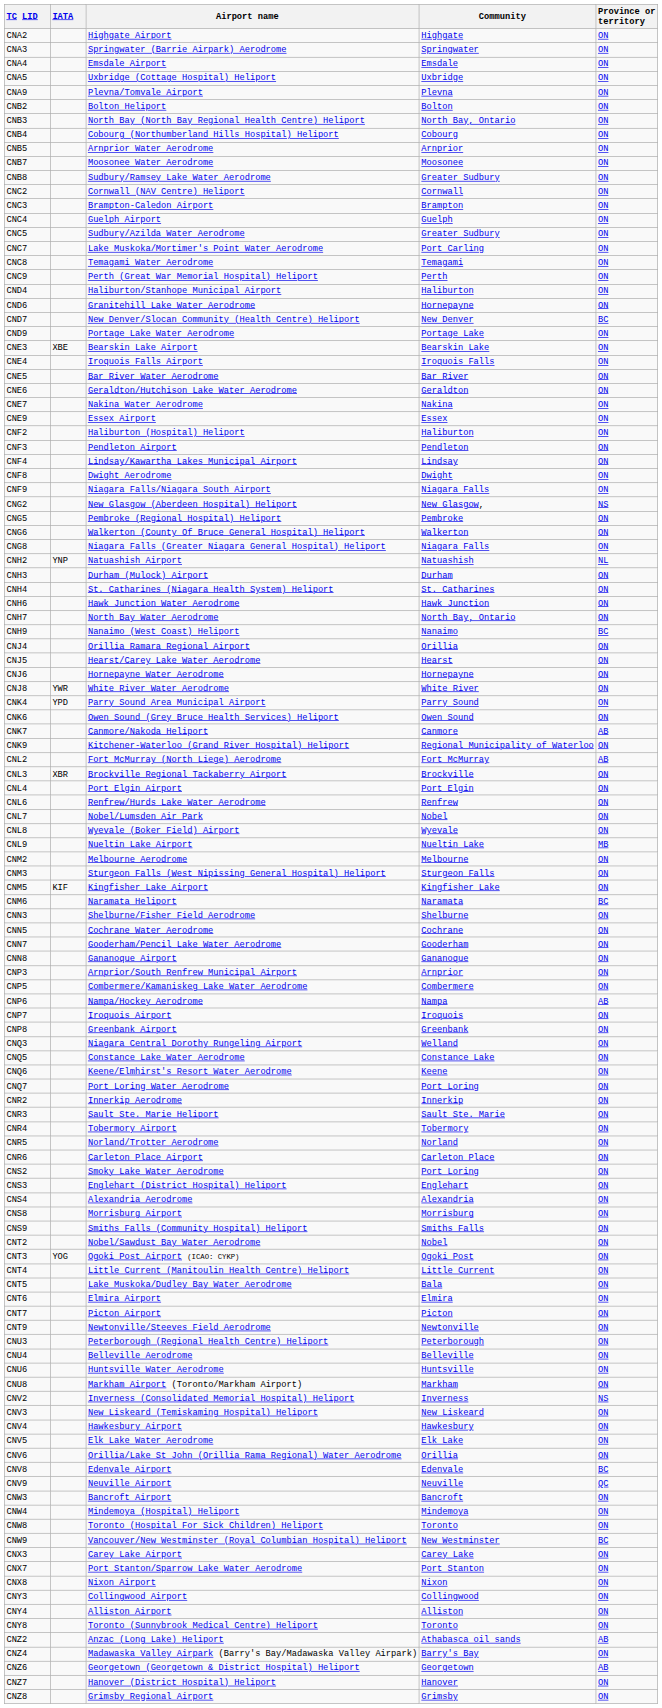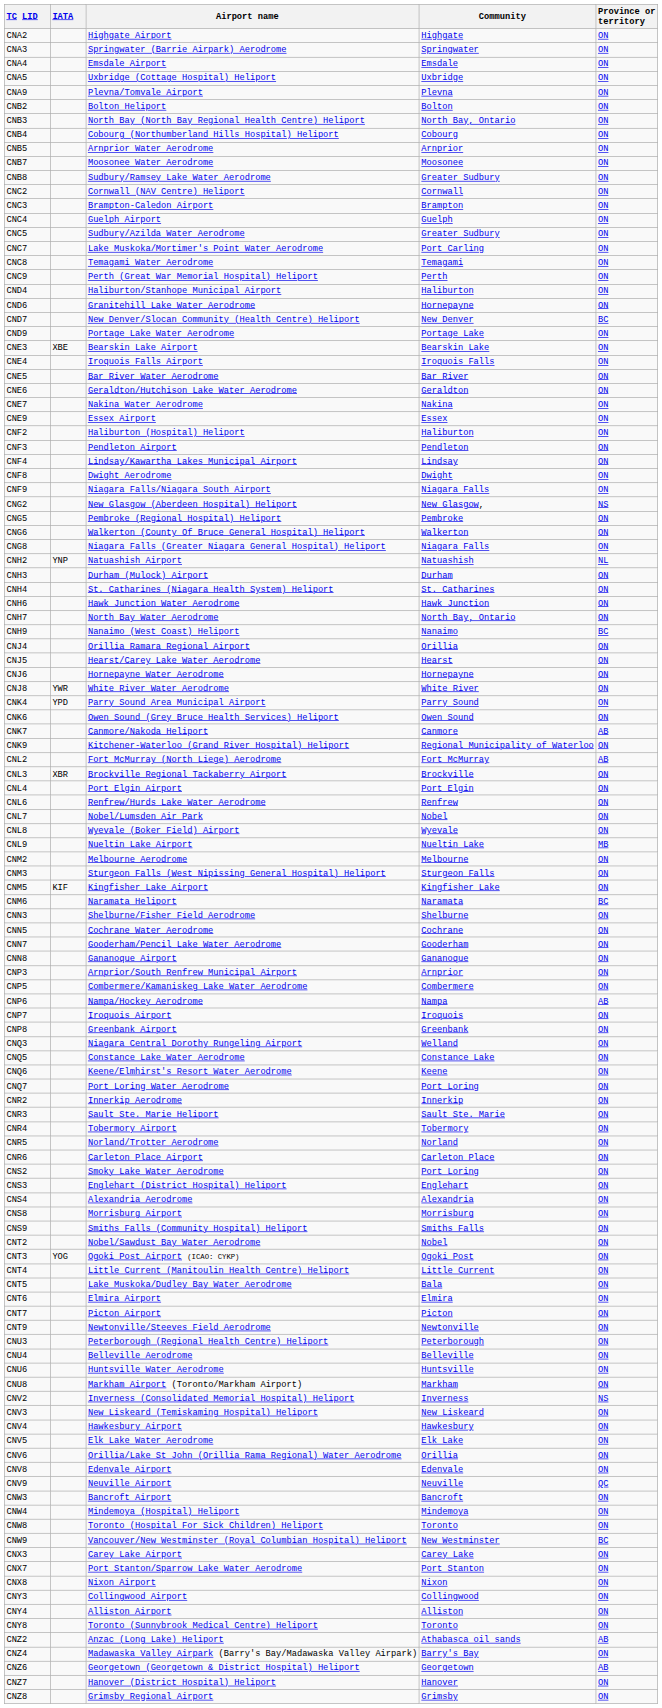(603, 1469) BC -> (603, 1469) ON
